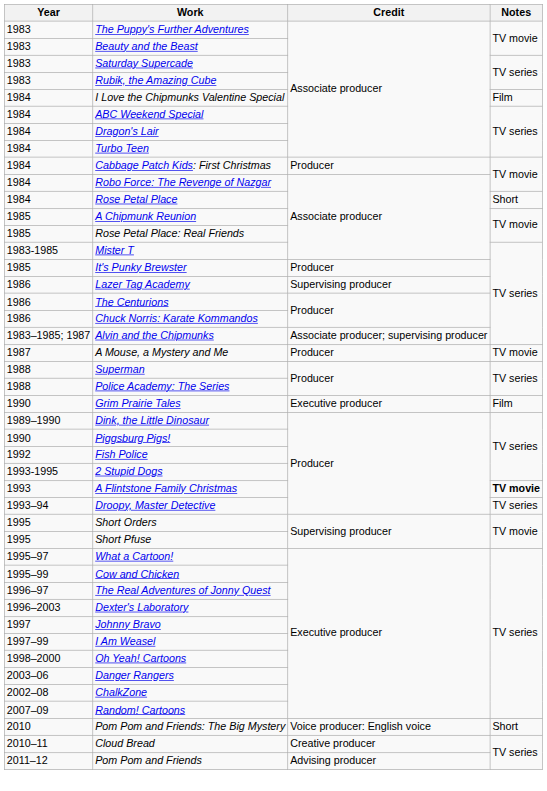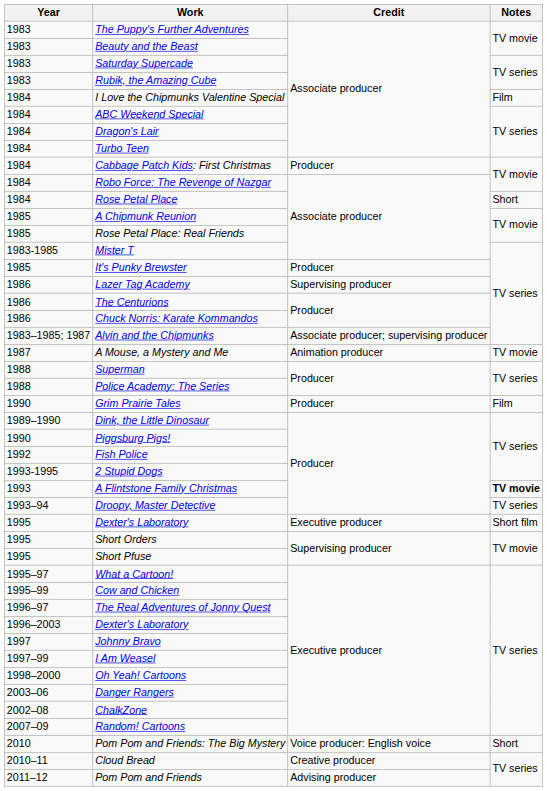(312, 353) Producer -> (337, 353) Animation producer
(336, 404) Executive producer -> (312, 404) Producer
+ row: (19, 523)
